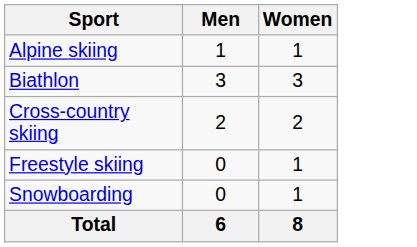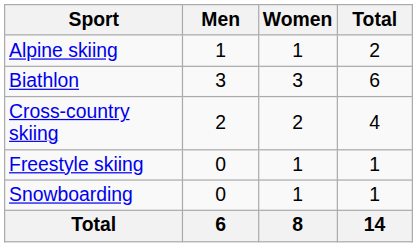+ column: (375, 19)
